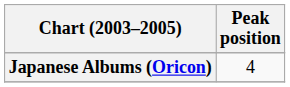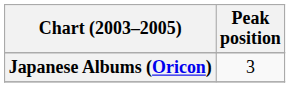(250, 67) 4 -> (250, 67) 3
